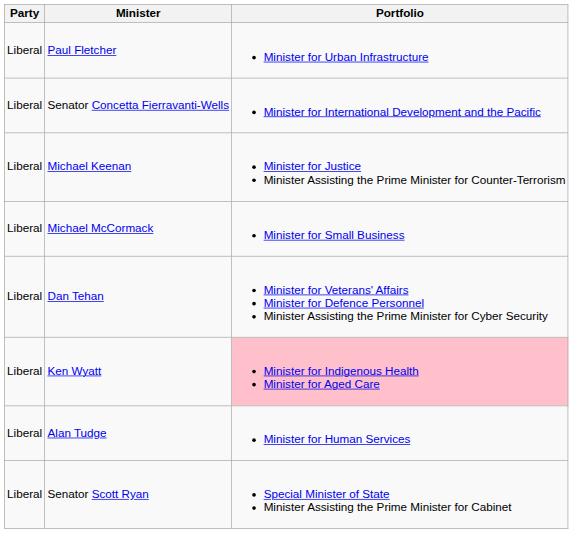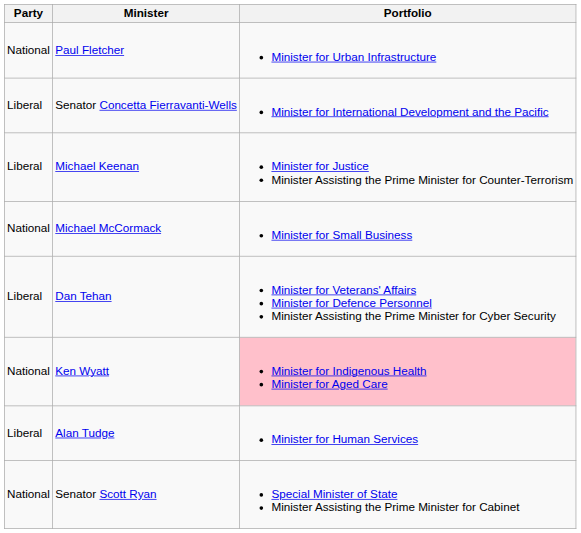(25, 50) Liberal -> (28, 50) National
(25, 228) Liberal -> (28, 228) National
(25, 371) Liberal -> (28, 371) National
(25, 494) Liberal -> (28, 494) National
